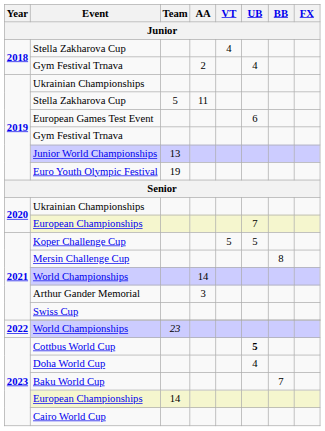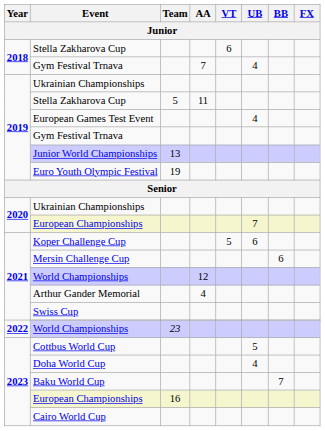(229, 48) 4 -> (229, 48) 6
(203, 66) 2 -> (203, 66) 7
(255, 118) 6 -> (255, 118) 4
(255, 241) 5 -> (255, 241) 6
(281, 259) 8 -> (281, 259) 6
(203, 276) 14 -> (203, 276) 12
(203, 294) 3 -> (203, 294) 4
(255, 346) bold -> (255, 346) normal
(175, 399) 14 -> (175, 399) 16
